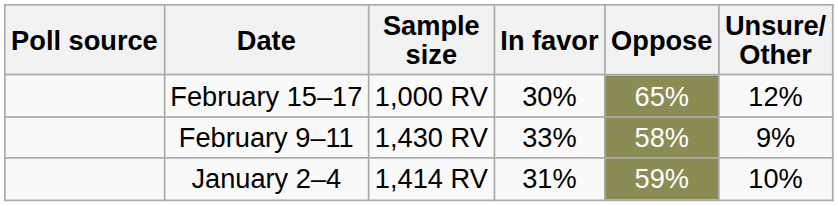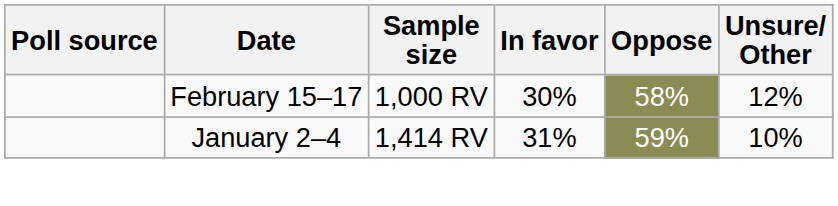(662, 96) 65% -> (662, 96) 58%
- row: (266, 137)
